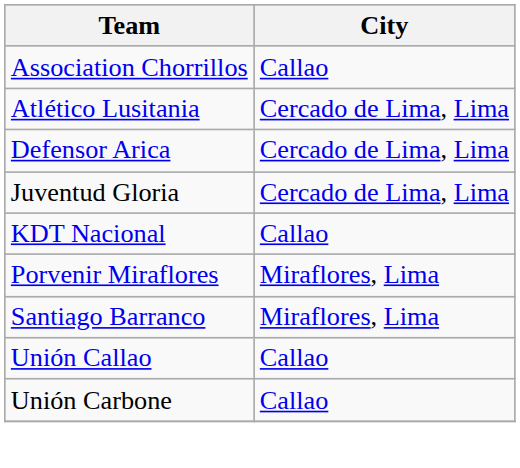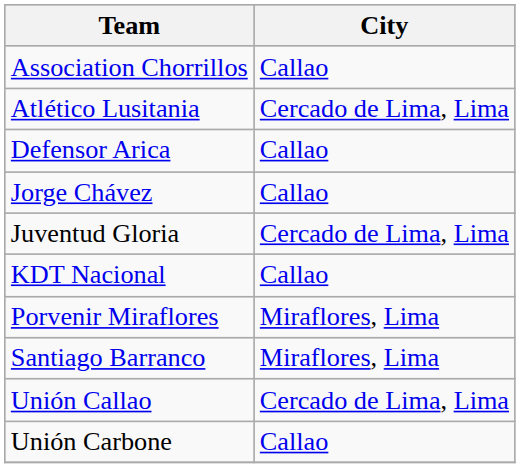(384, 150) Cercado de Lima, Lima -> (294, 150) Callao
+ row: (82, 191)
(294, 358) Callao -> (384, 399) Cercado de Lima, Lima
